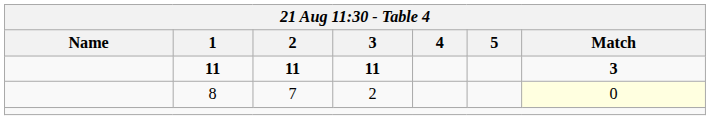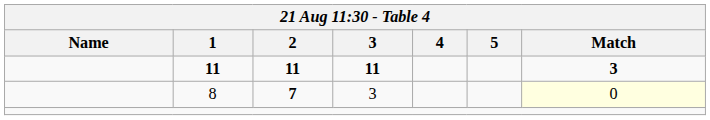(293, 94) normal -> (293, 94) bold
(372, 94) 2 -> (372, 94) 3
